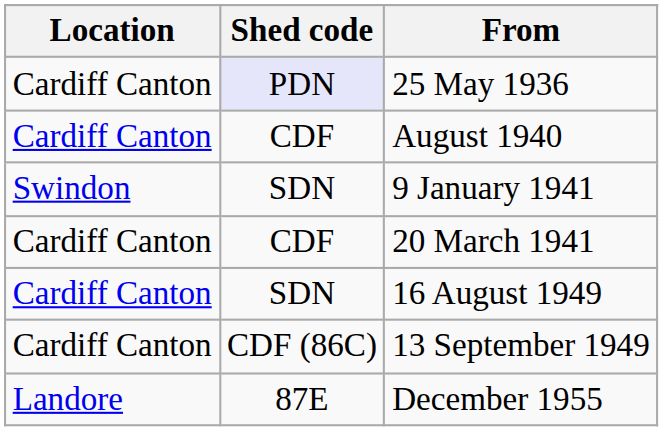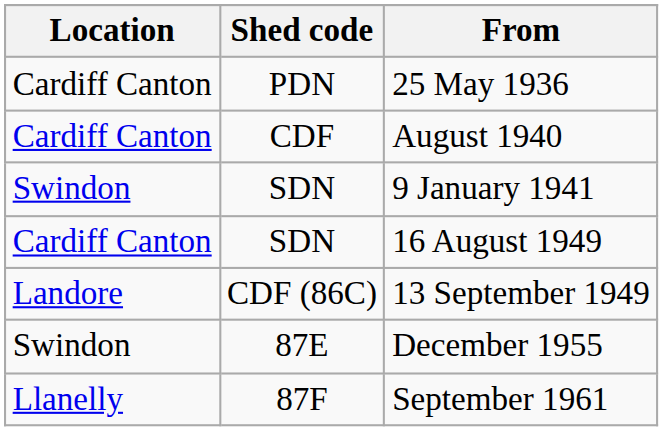(302, 83) lavender background -> (302, 83) no background
- row: (493, 240)
(112, 345) Cardiff Canton -> (68, 293) Landore
(68, 398) Landore -> (72, 345) Swindon
+ row: (500, 398)
